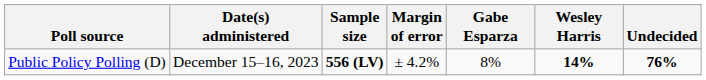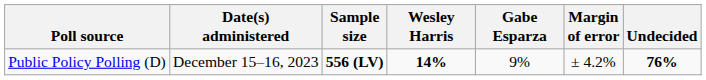columns swapped: (417, 26) <-> (579, 26)
(491, 61) 8% -> (520, 61) 9%
